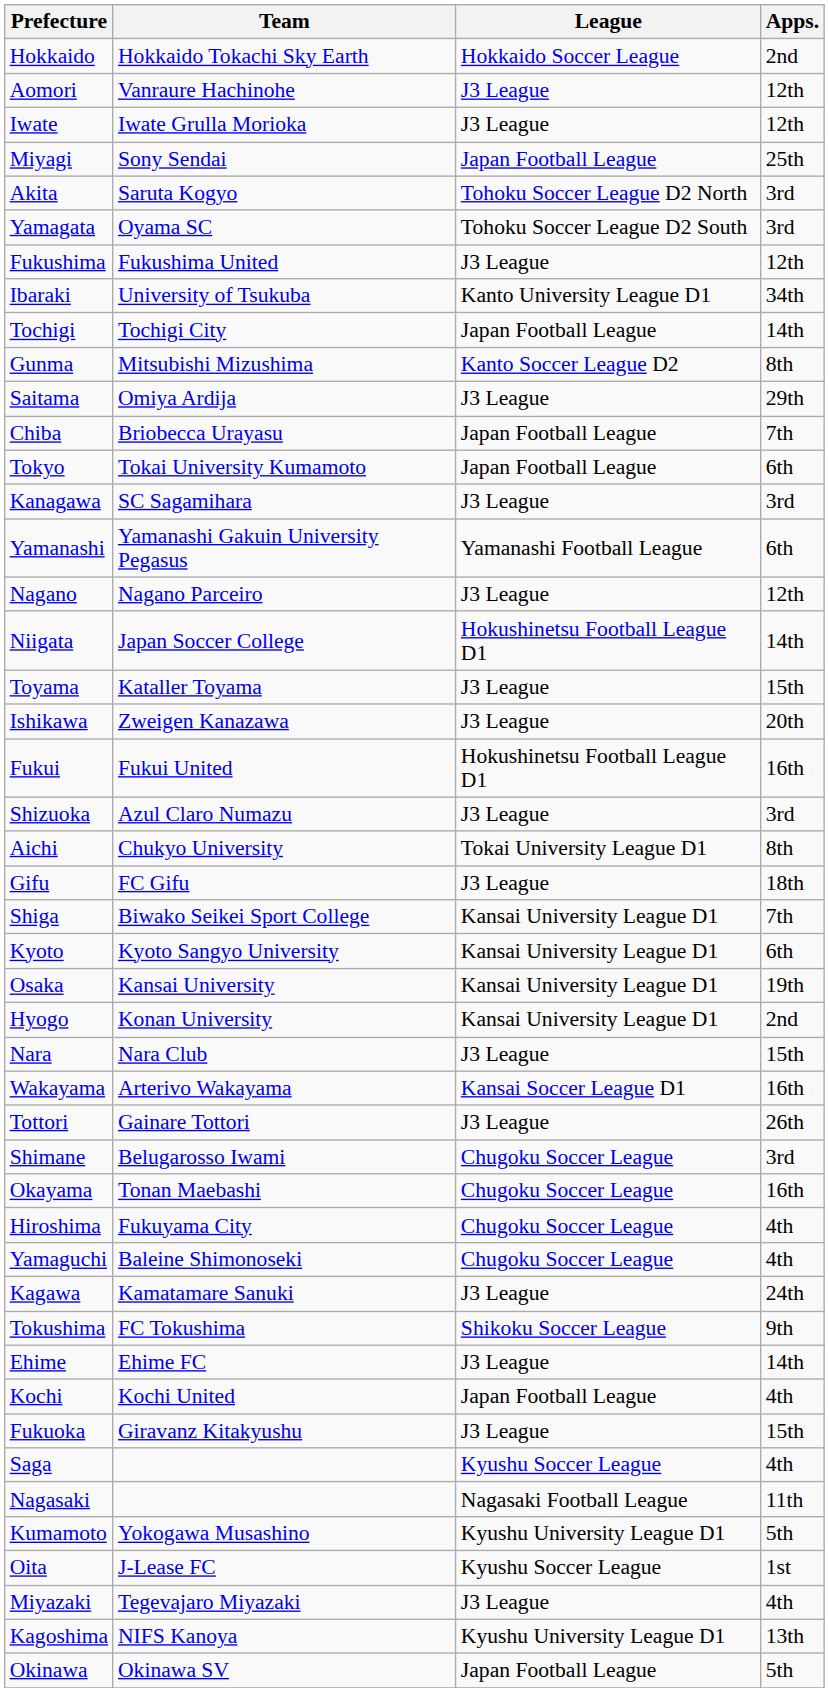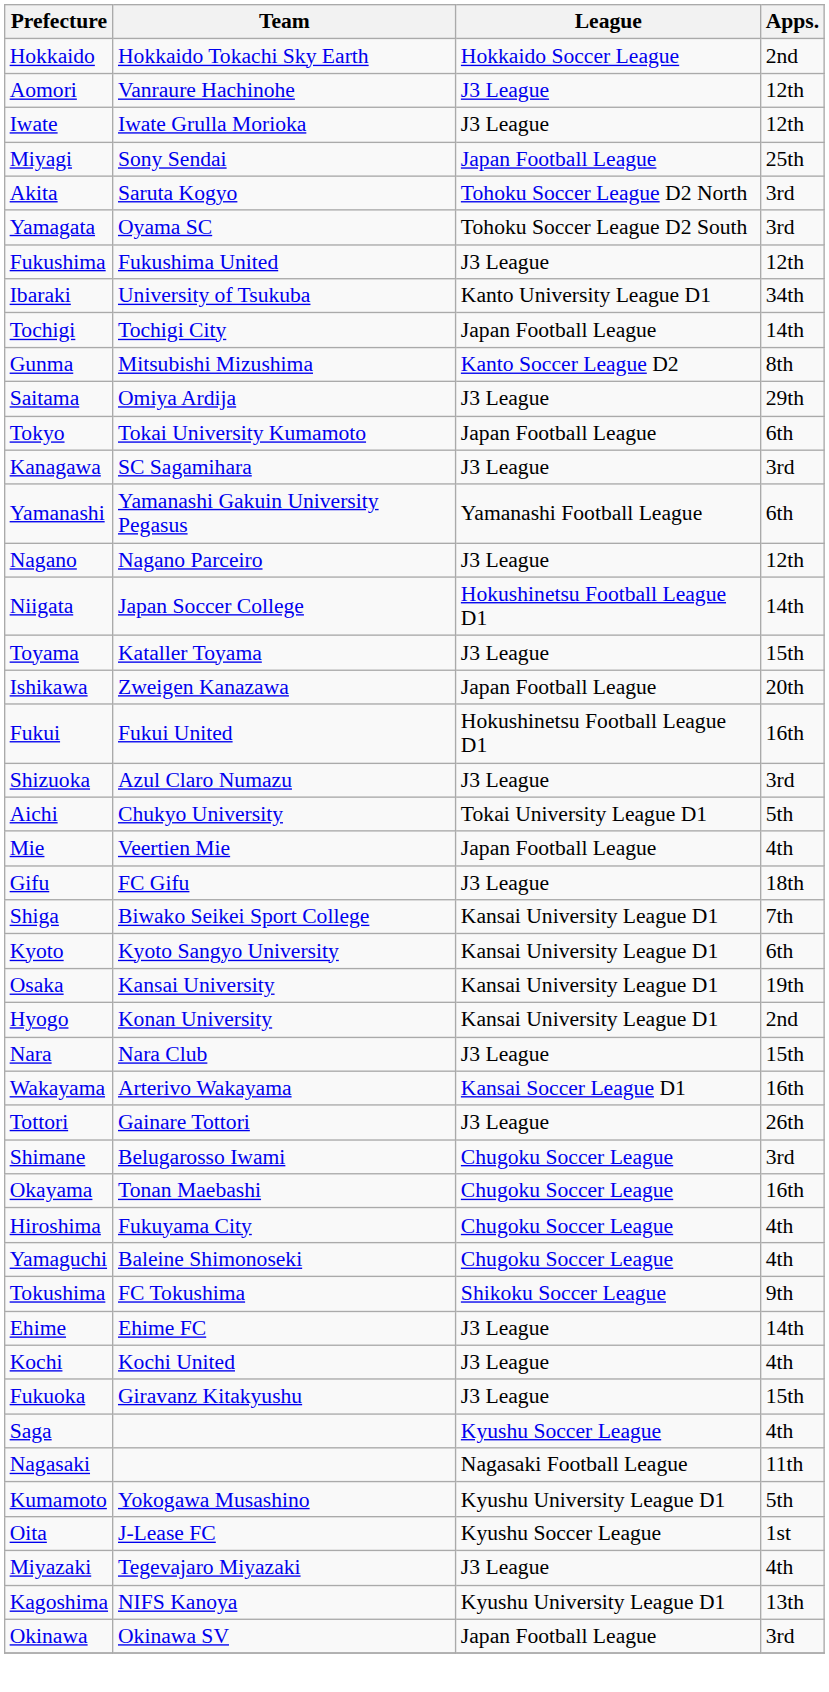- row: (35, 432)
(505, 721) J3 League -> (559, 686) Japan Football League
(780, 848) 8th -> (780, 813) 5th
+ row: (27, 848)
- row: (45, 1293)
(559, 1396) Japan Football League -> (505, 1362) J3 League
(780, 1670) 5th -> (780, 1636) 3rd
